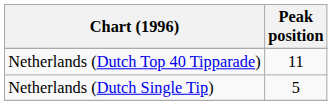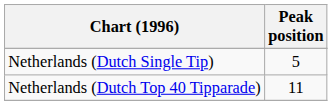rows swapped: (134, 61) <-> (111, 87)
